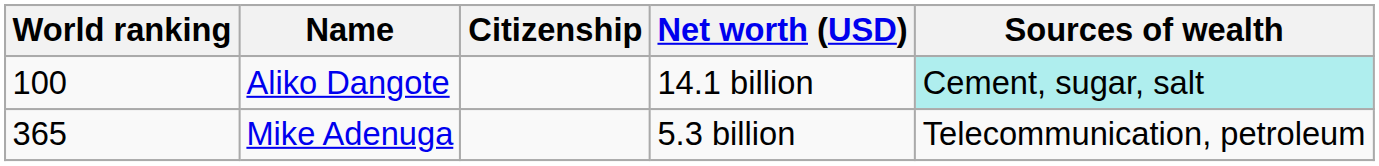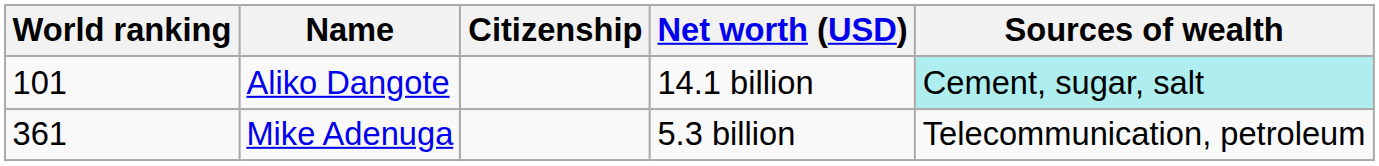(40, 82) 100 -> (40, 82) 101
(40, 133) 365 -> (40, 133) 361
